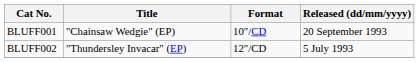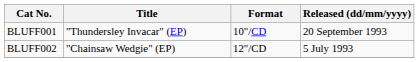(121, 31) "Chainsaw Wedgie" (EP) -> (126, 31) "Thundersley Invacar" (EP)
(126, 49) "Thundersley Invacar" (EP) -> (121, 49) "Chainsaw Wedgie" (EP)
